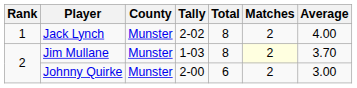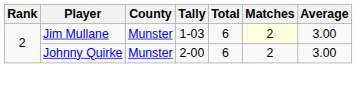- row: (74, 33)
(225, 53) 8 -> (225, 33) 6
(324, 53) 3.70 -> (324, 33) 3.00
